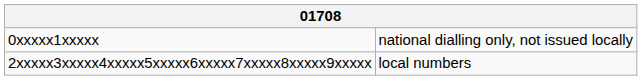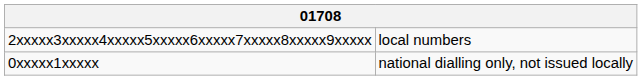rows swapped: (53, 39) <-> (190, 63)
